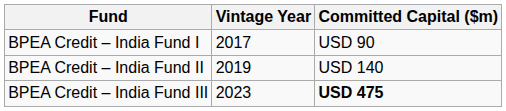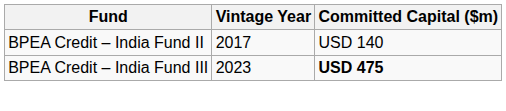- row: (104, 42)
(233, 67) 2019 -> (233, 42) 2017
